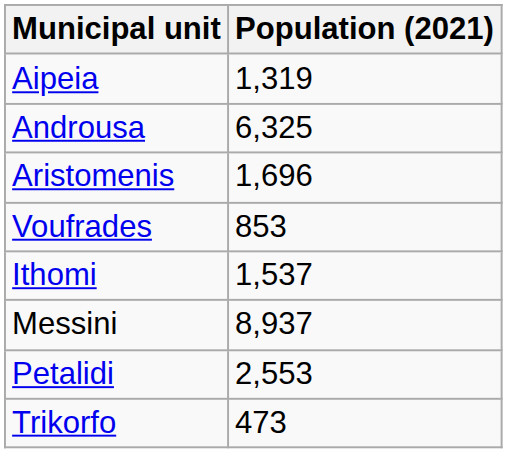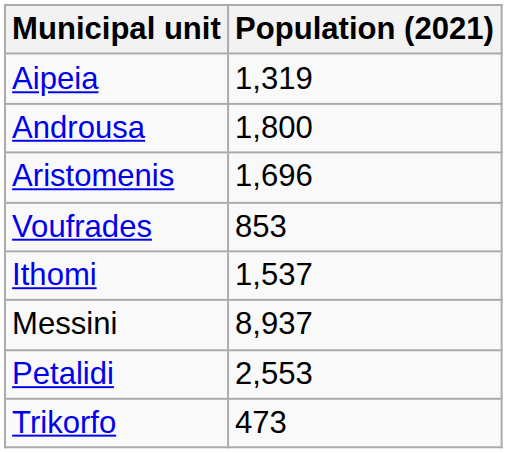(274, 127) 6,325 -> (274, 127) 1,800
